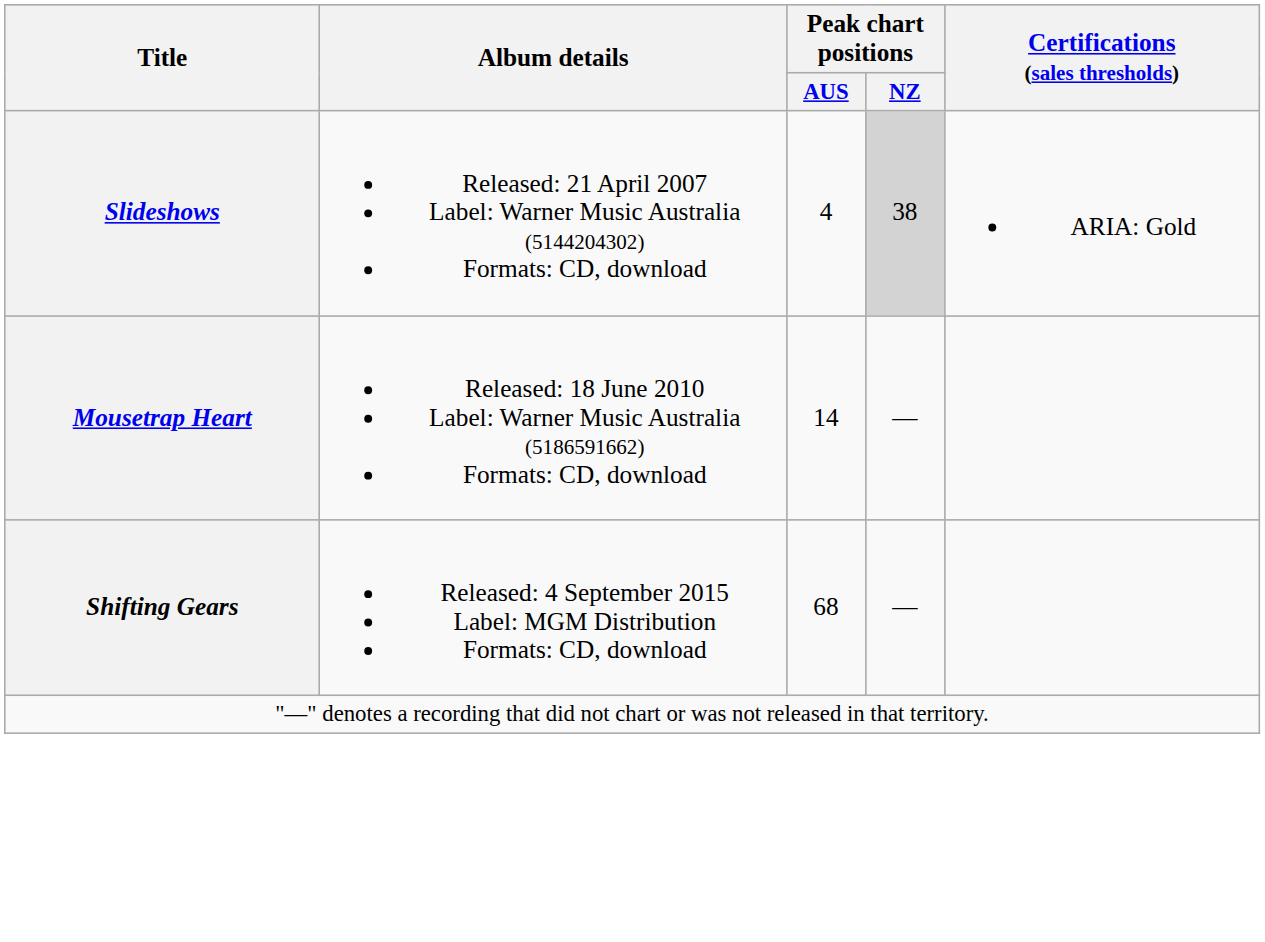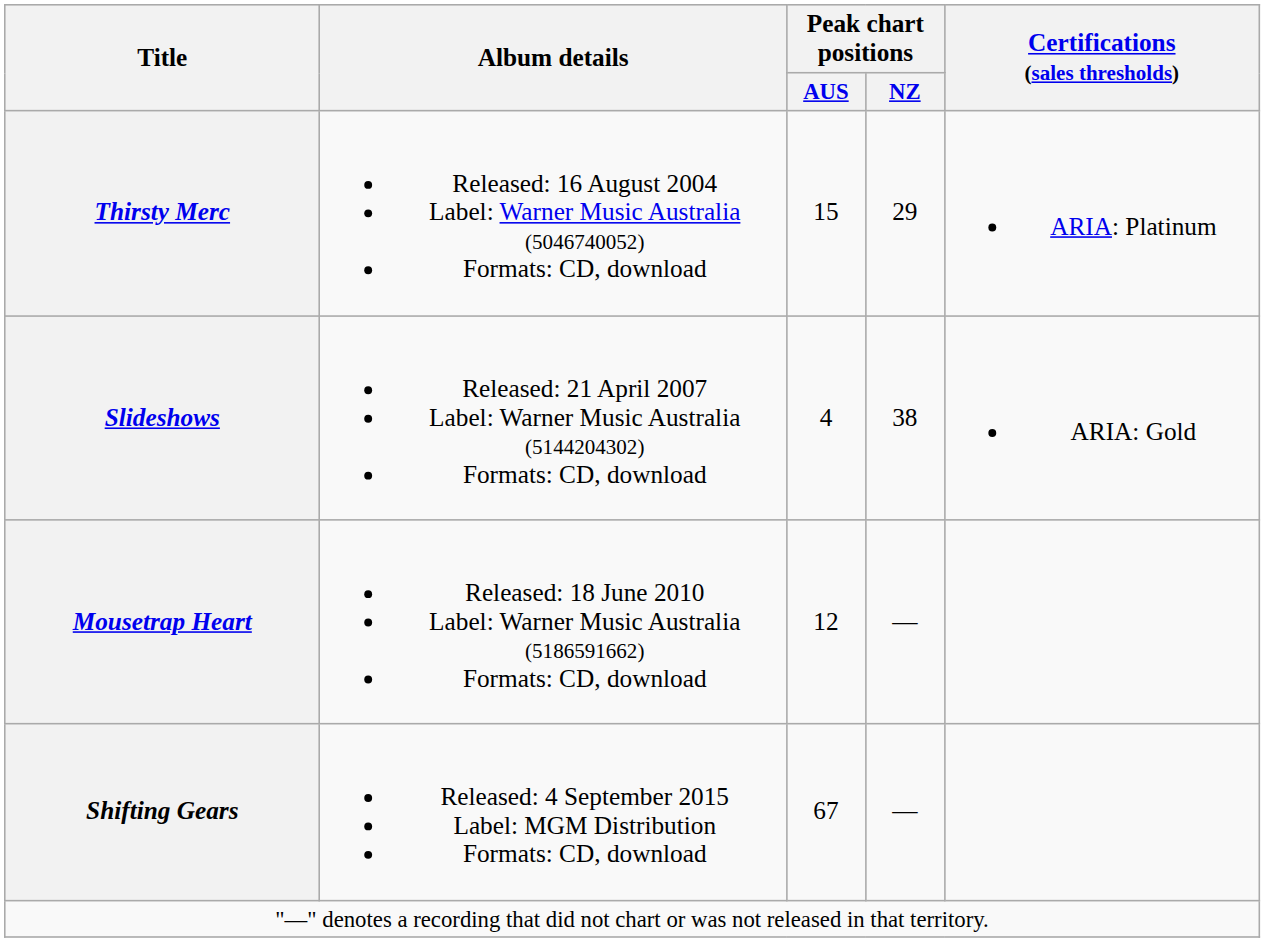+ row: (162, 212)
(905, 212) lightgrey background -> (905, 417) no background
(826, 417) 14 -> (826, 621) 12
(826, 607) 68 -> (826, 811) 67
